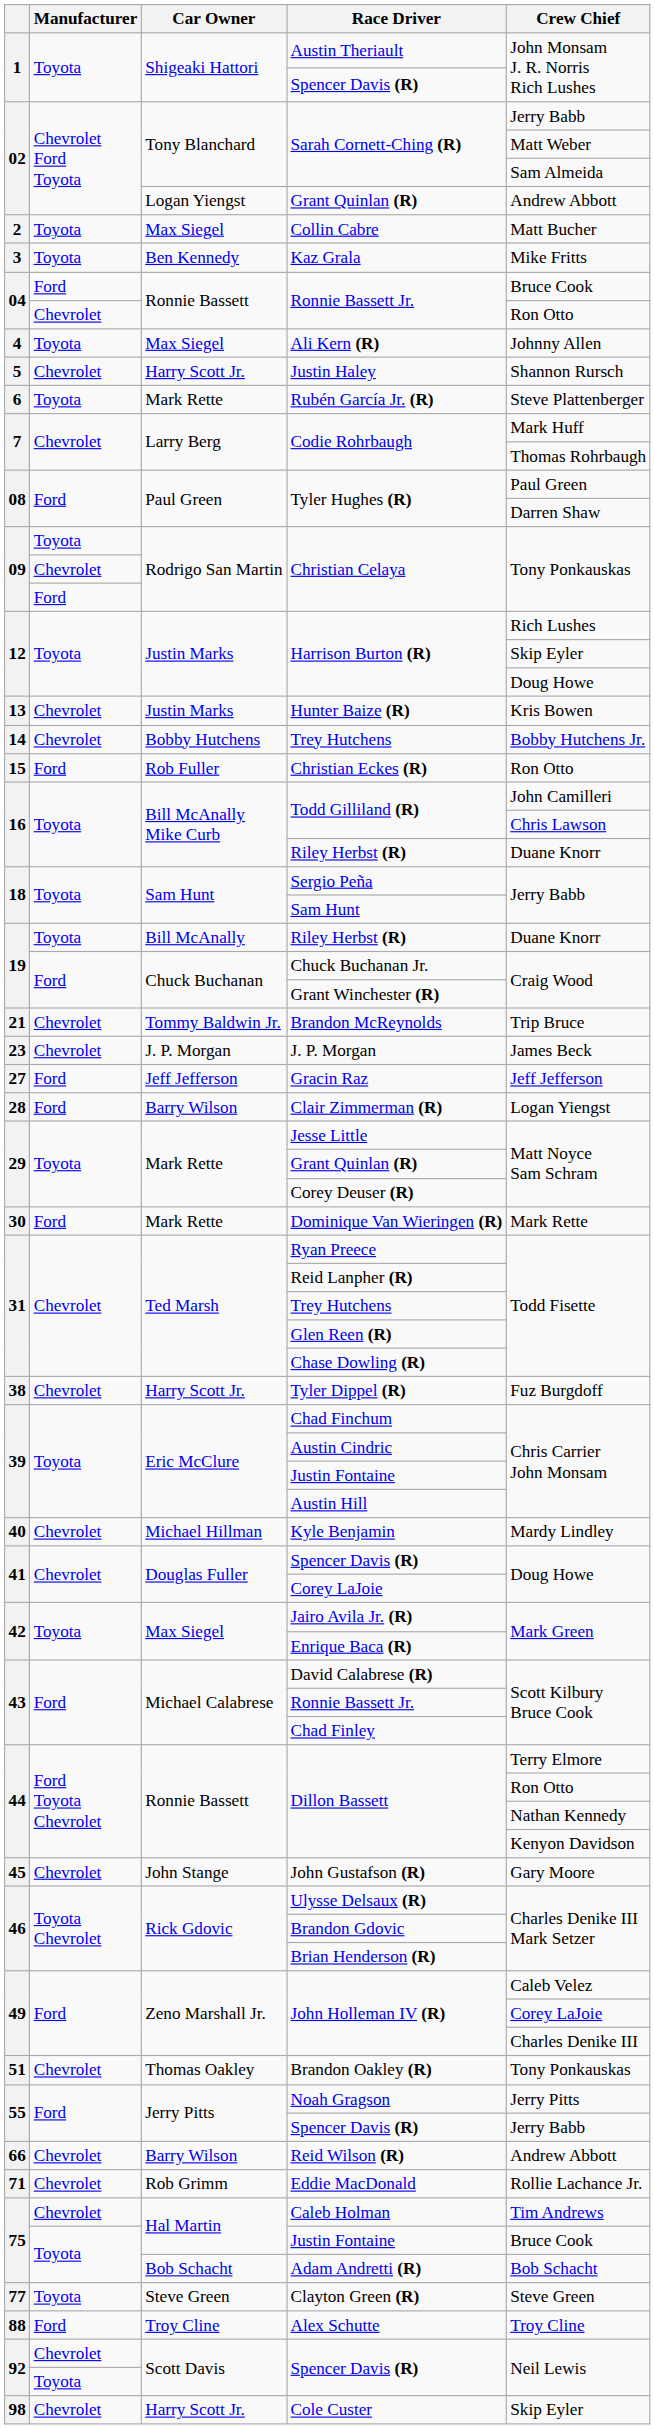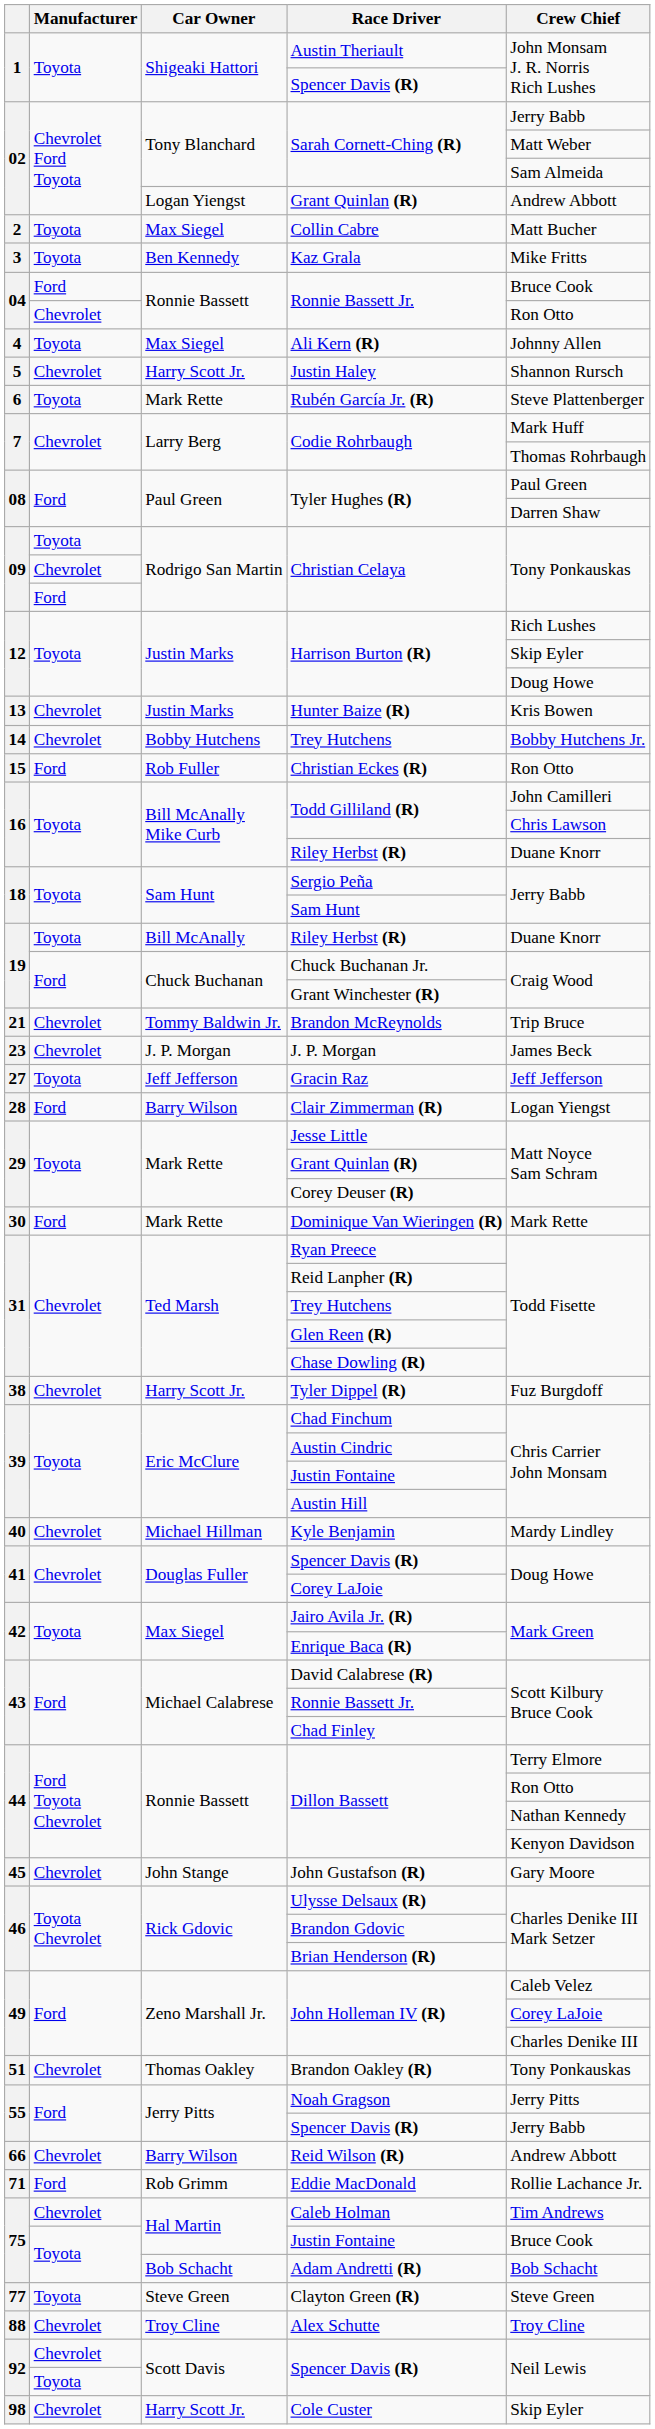(50, 1079) Ford -> (57, 1079) Toyota
(68, 2183) Chevrolet -> (50, 2183) Ford
(50, 2325) Ford -> (68, 2325) Chevrolet
